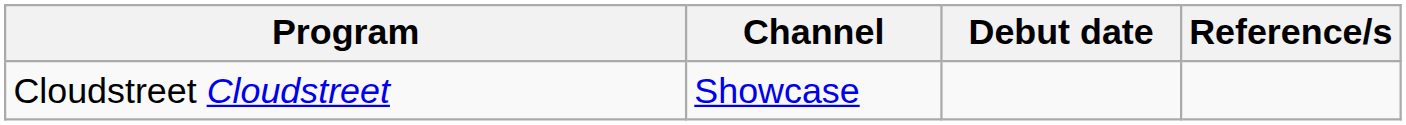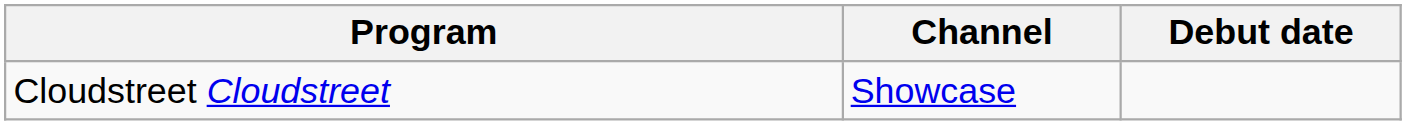- column: (1291, 32)
